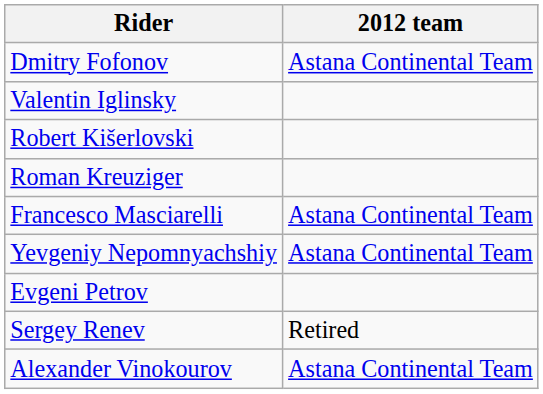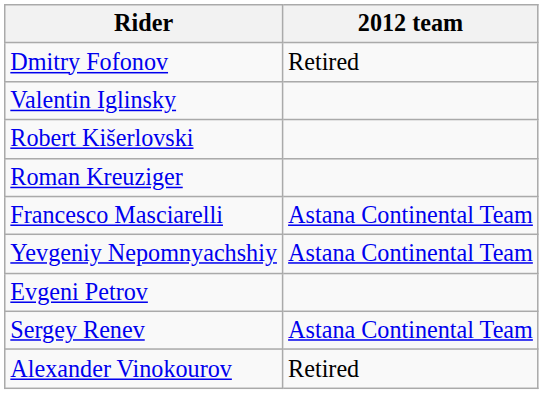(410, 61) Astana Continental Team -> (324, 61) Retired
(324, 330) Retired -> (410, 330) Astana Continental Team
(410, 368) Astana Continental Team -> (324, 368) Retired
